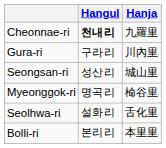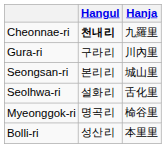(98, 72) 성산리 -> (98, 72) 본리리
rows swapped: (34, 113) <-> (41, 93)
(98, 132) 본리리 -> (98, 132) 성산리
